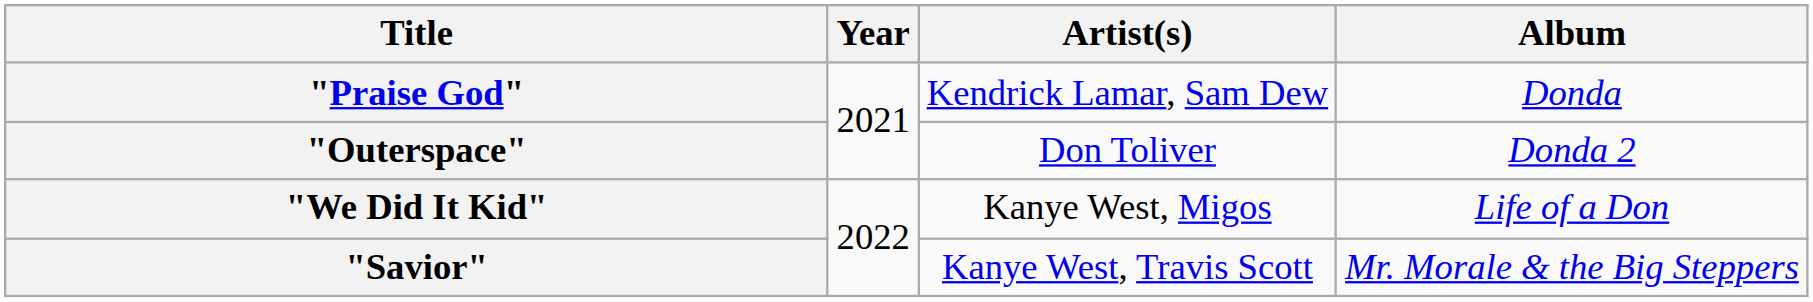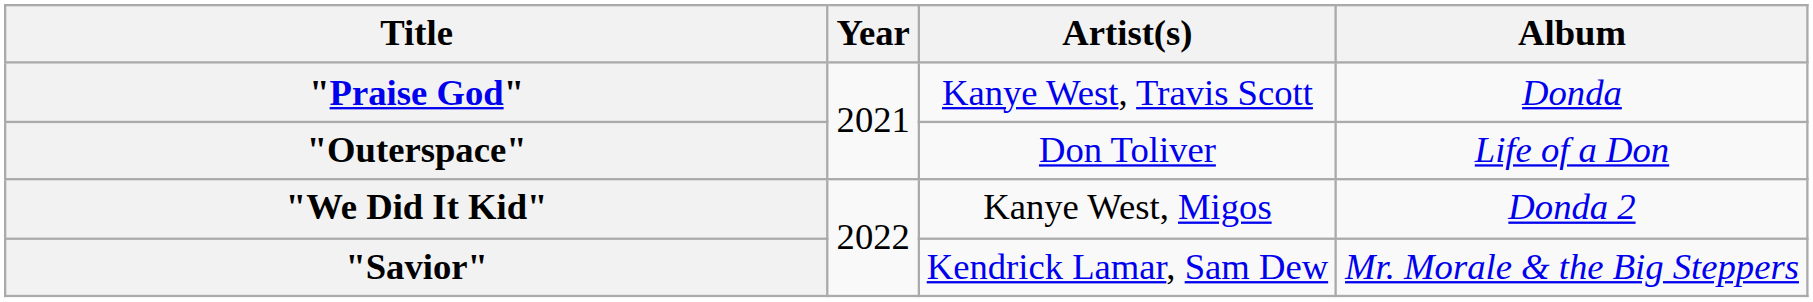(1127, 91) Kendrick Lamar, Sam Dew -> (1127, 91) Kanye West, Travis Scott
(1572, 149) Donda 2 -> (1572, 149) Life of a Don
(1572, 207) Life of a Don -> (1572, 207) Donda 2
(1127, 265) Kanye West, Travis Scott -> (1127, 265) Kendrick Lamar, Sam Dew
